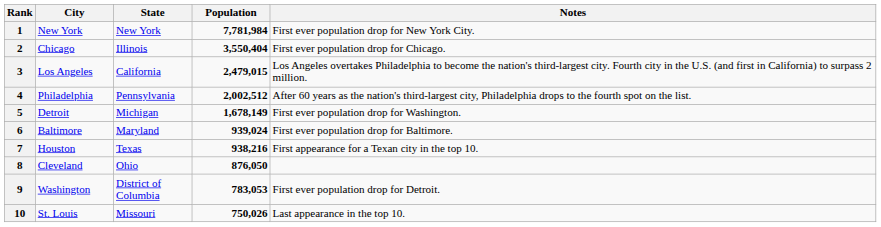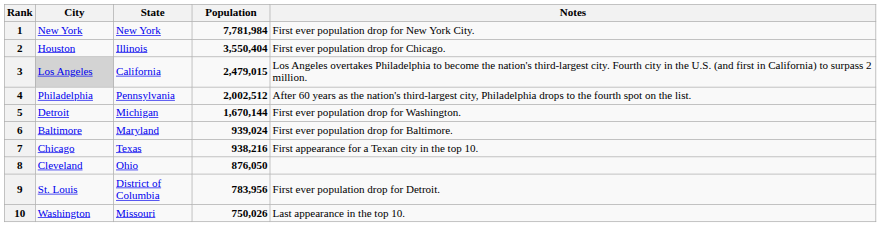(56, 48) Chicago -> (56, 48) Houston
(65, 71) no background -> (65, 71) lightgrey background
(245, 113) 1,678,149 -> (245, 113) 1,670,144
(56, 148) Houston -> (56, 148) Chicago
(64, 189) Washington -> (58, 189) St. Louis
(250, 189) 783,053 -> (250, 189) 783,956
(58, 213) St. Louis -> (64, 213) Washington
